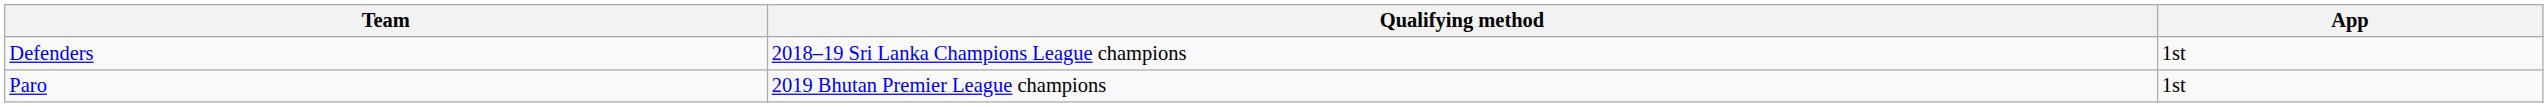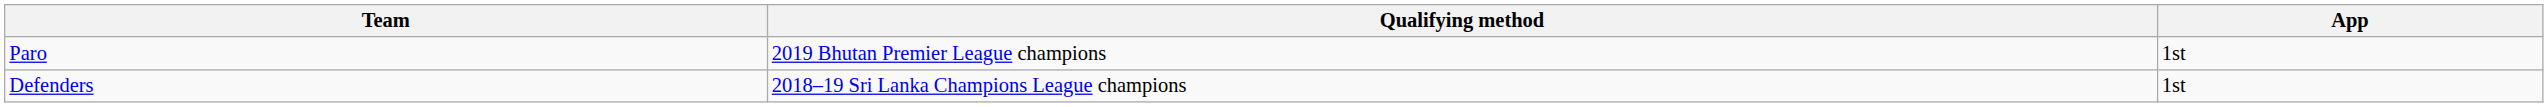rows swapped: (28, 85) <-> (51, 53)
